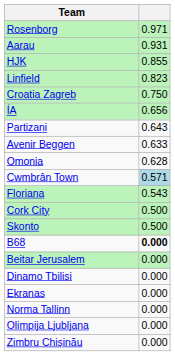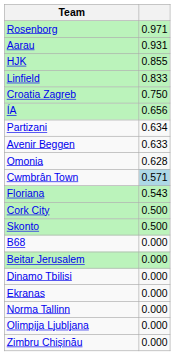(155, 78) 0.823 -> (155, 78) 0.833
(155, 128) 0.643 -> (155, 128) 0.634
(155, 243) bold -> (155, 243) normal
